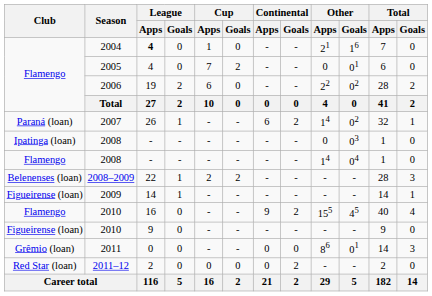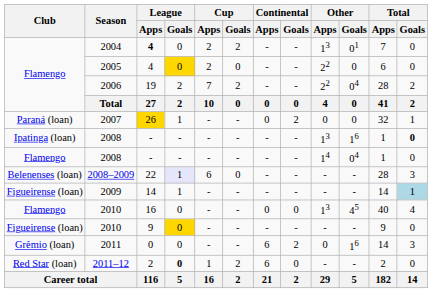(209, 47) 1 -> (209, 47) 2
(238, 47) 0 -> (238, 47) 2
(325, 47) 21 -> (325, 47) 13
(354, 47) 16 -> (354, 47) 01
(180, 66) no background -> (180, 66) gold background
(209, 66) 7 -> (209, 66) 2
(238, 66) 2 -> (238, 66) 0
(325, 66) 0 -> (325, 66) 22
(354, 66) 01 -> (354, 66) 0
(209, 85) 6 -> (209, 85) 7
(238, 85) 0 -> (238, 85) 2
(354, 85) 02 -> (354, 85) 04
(151, 121) no background -> (151, 120) gold background
(267, 121) 6 -> (267, 120) 0
(325, 121) 14 -> (325, 120) 0
(354, 121) 02 -> (354, 120) 0
(325, 140) 0 -> (325, 138) 13
(354, 140) 03 -> (354, 138) 16
(412, 140) normal -> (412, 138) bold
(180, 178) no background -> (180, 175) lavender background
(209, 178) 2 -> (209, 175) 6
(238, 178) 2 -> (238, 175) 0
(412, 194) no background -> (412, 191) lightblue background
(267, 212) 9 -> (267, 209) 0
(296, 212) 2 -> (296, 209) 0
(325, 212) 155 -> (325, 209) 13
(180, 230) no background -> (180, 227) gold background
(267, 248) 0 -> (267, 245) 6
(296, 248) 0 -> (296, 245) 2
(325, 248) 86 -> (325, 245) 0
(354, 248) 01 -> (354, 245) 16
(180, 266) normal -> (180, 263) bold
(209, 266) 0 -> (209, 263) 1
(238, 266) 0 -> (238, 263) 2
(267, 266) 0 -> (267, 263) 6
(296, 266) 2 -> (296, 263) 0
